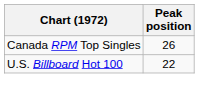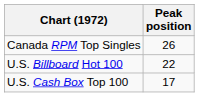+ row: (68, 82)
